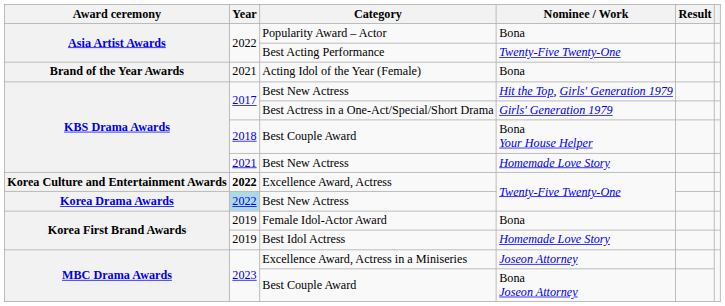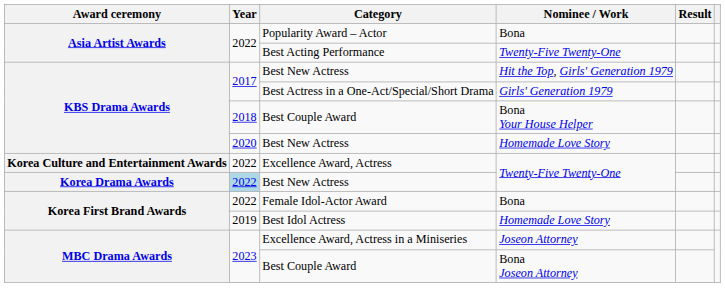- row: (342, 71)
(245, 162) 2021 -> (245, 143) 2020
(245, 182) bold -> (245, 162) normal
(245, 220) 2019 -> (245, 201) 2022
